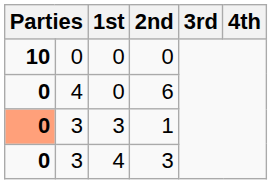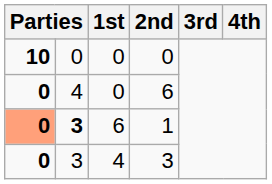(77, 126) normal -> (77, 126) bold
(119, 126) 3 -> (119, 126) 6
